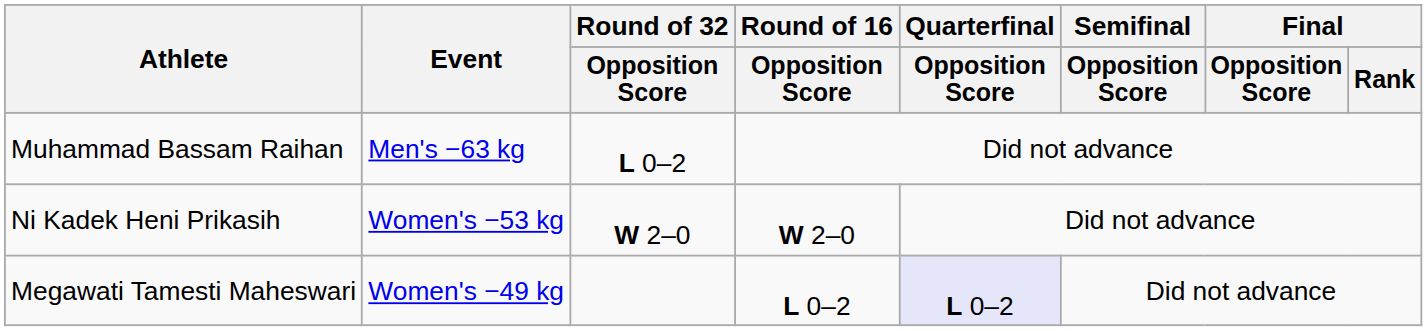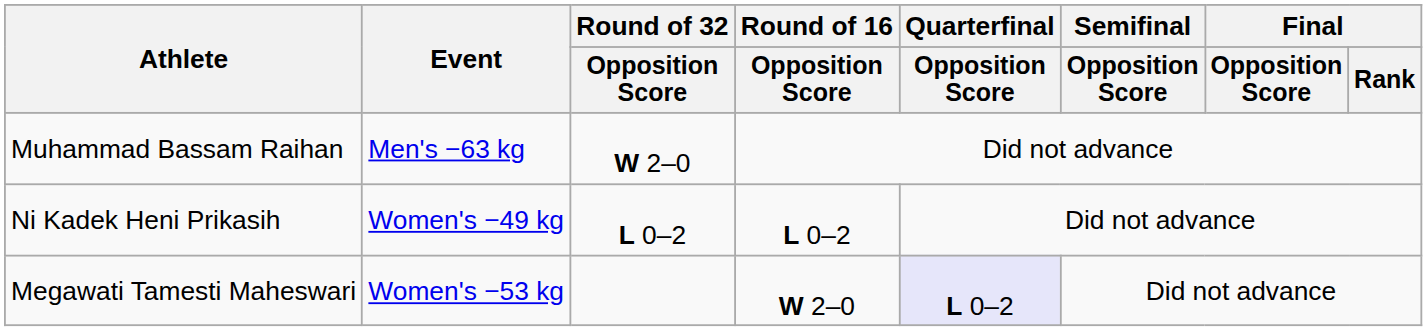(652, 164) L 0–2 -> (652, 164) W 2–0
(466, 220) Women's −53 kg -> (466, 220) Women's −49 kg
(652, 235) W 2–0 -> (652, 235) L 0–2
(817, 235) W 2–0 -> (817, 235) L 0–2
(466, 291) Women's −49 kg -> (466, 291) Women's −53 kg
(817, 306) L 0–2 -> (817, 306) W 2–0
